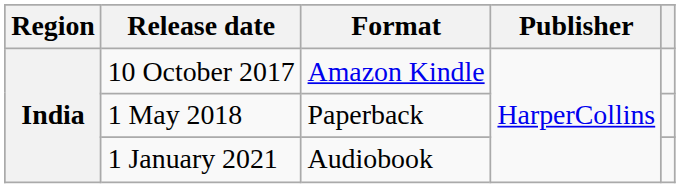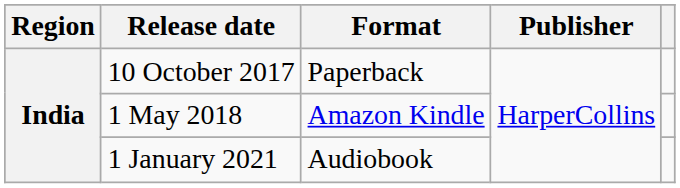(396, 70) Amazon Kindle -> (366, 70) Paperback
(366, 114) Paperback -> (396, 114) Amazon Kindle
